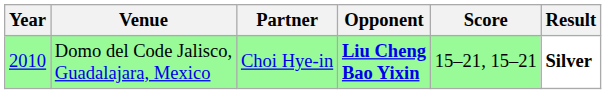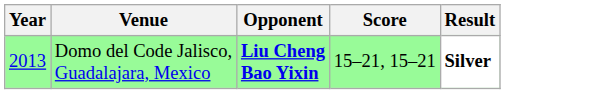- column: (287, 20)
(28, 61) 2010 -> (28, 61) 2013
